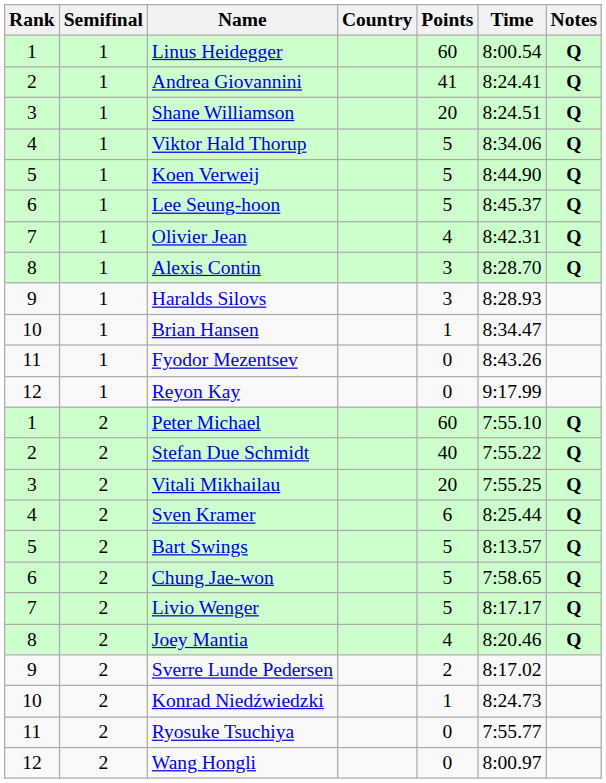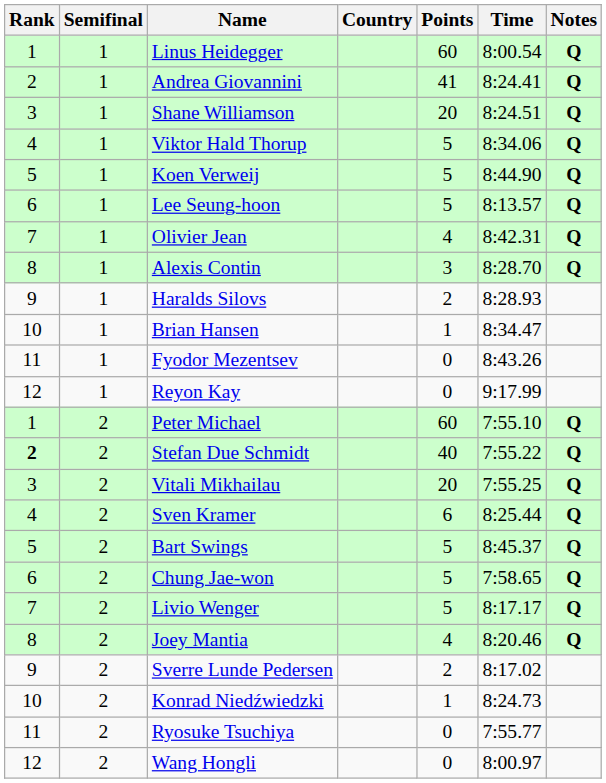(512, 205) 8:45.37 -> (512, 205) 8:13.57
(447, 298) 3 -> (447, 298) 2
(32, 453) normal -> (32, 453) bold
(512, 546) 8:13.57 -> (512, 546) 8:45.37
